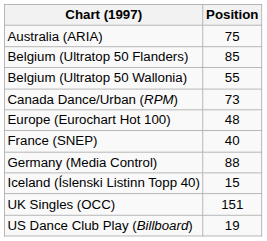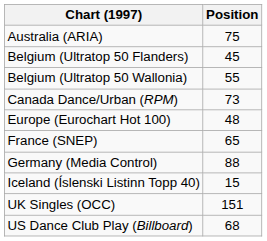(232, 57) 85 -> (232, 57) 45
(232, 141) 40 -> (232, 141) 65
(232, 225) 19 -> (232, 225) 68
